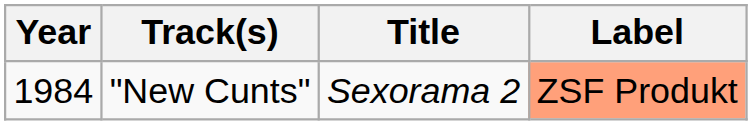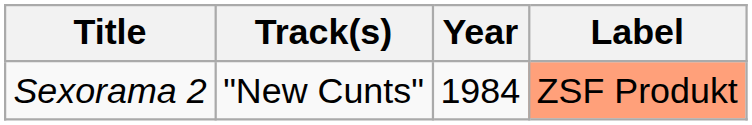columns swapped: (53, 32) <-> (423, 32)
